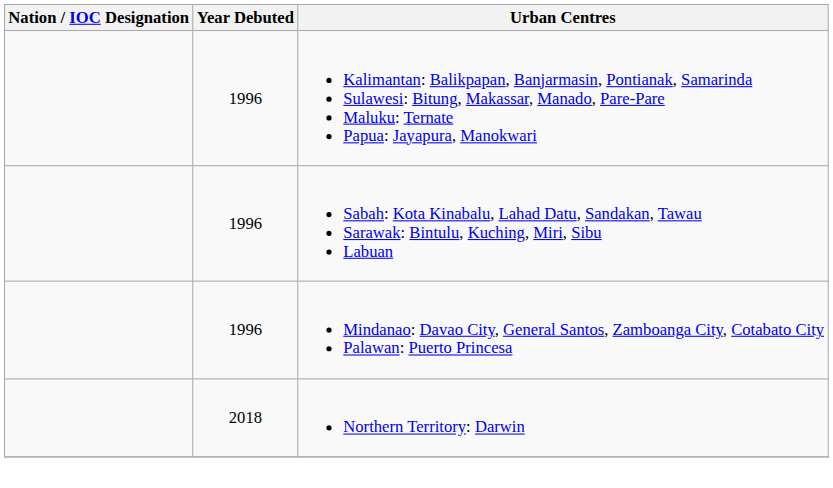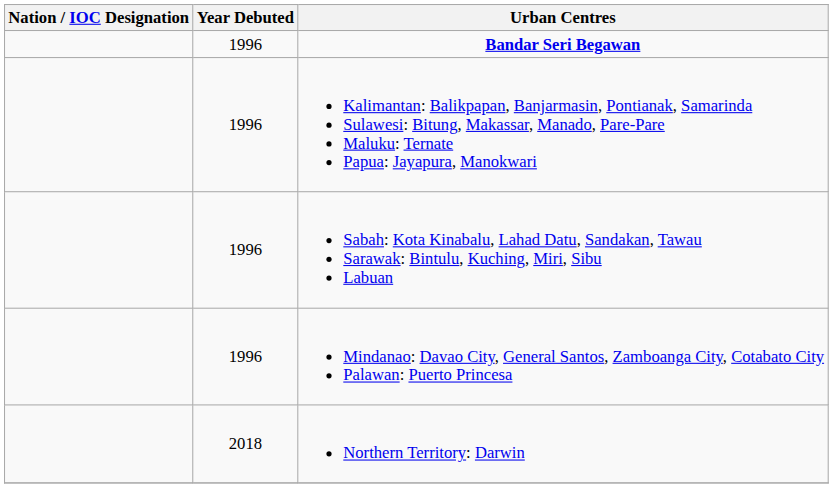+ row: (563, 44)
